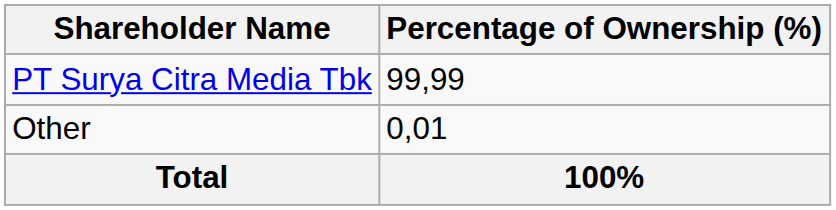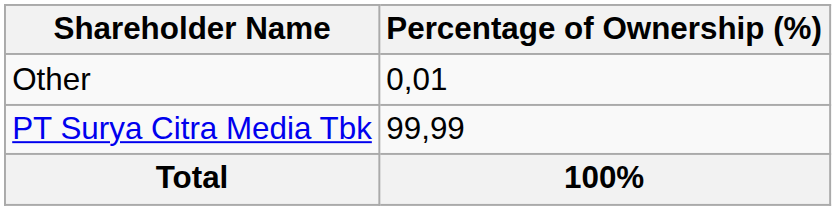rows swapped: (192, 79) <-> (51, 128)
